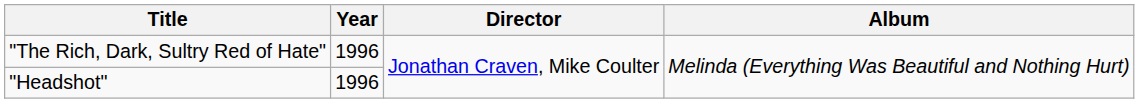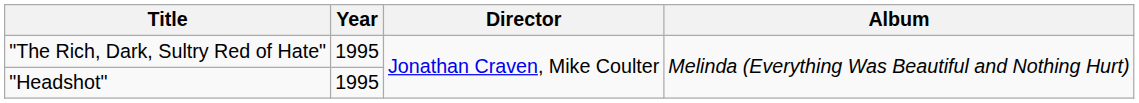(357, 51) 1996 -> (357, 51) 1995
(357, 82) 1996 -> (357, 82) 1995
